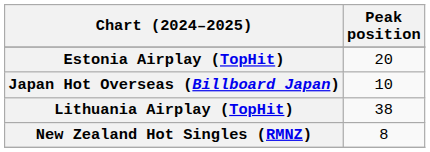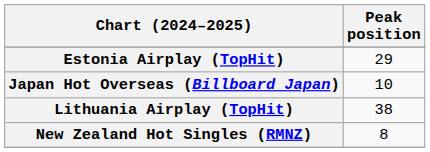(384, 60) 20 -> (384, 60) 29
